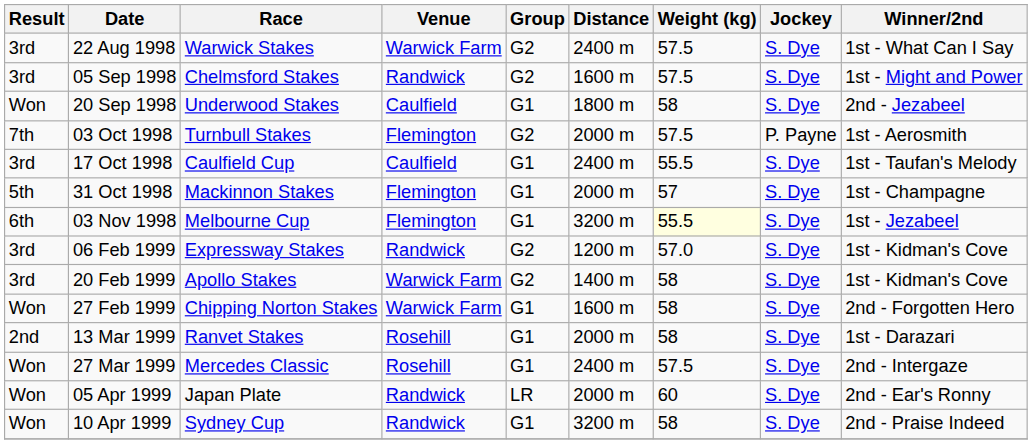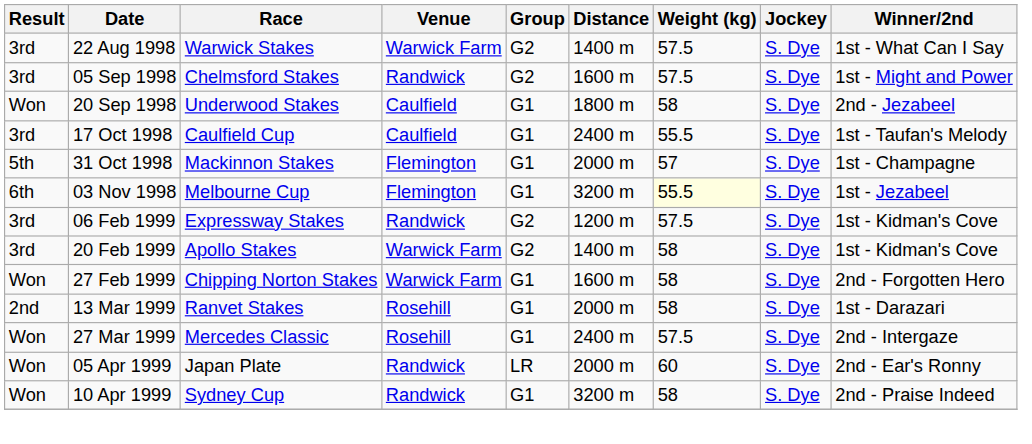(604, 47) 2400 m -> (604, 47) 1400 m
- row: (123, 134)
(675, 250) 57.0 -> (675, 221) 57.5
